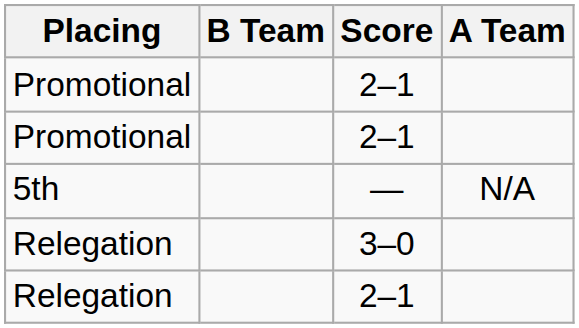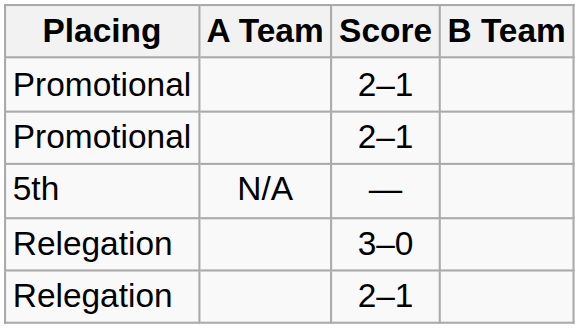columns swapped: (507, 31) <-> (266, 31)
